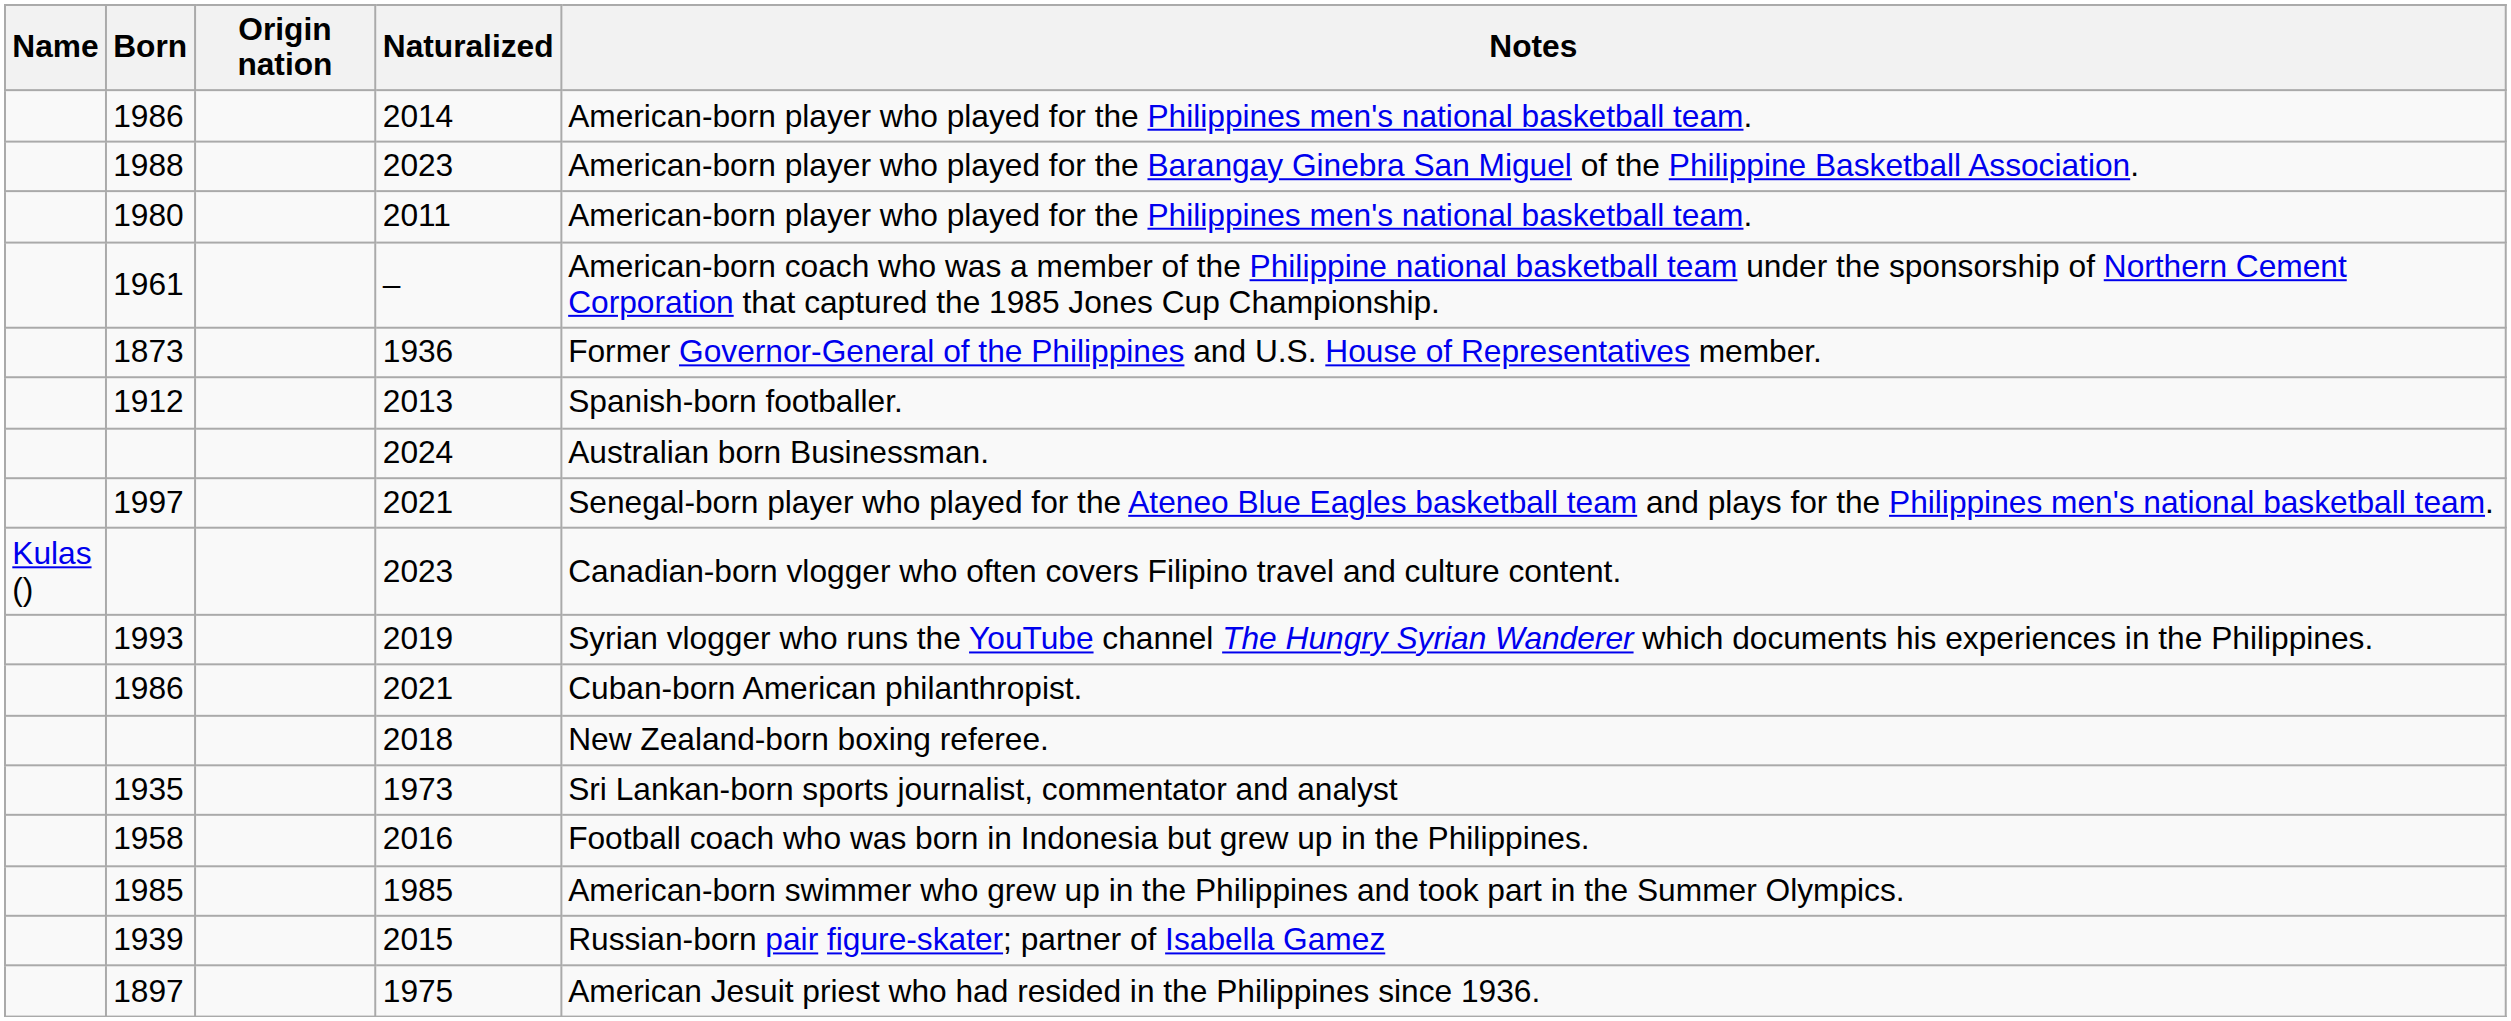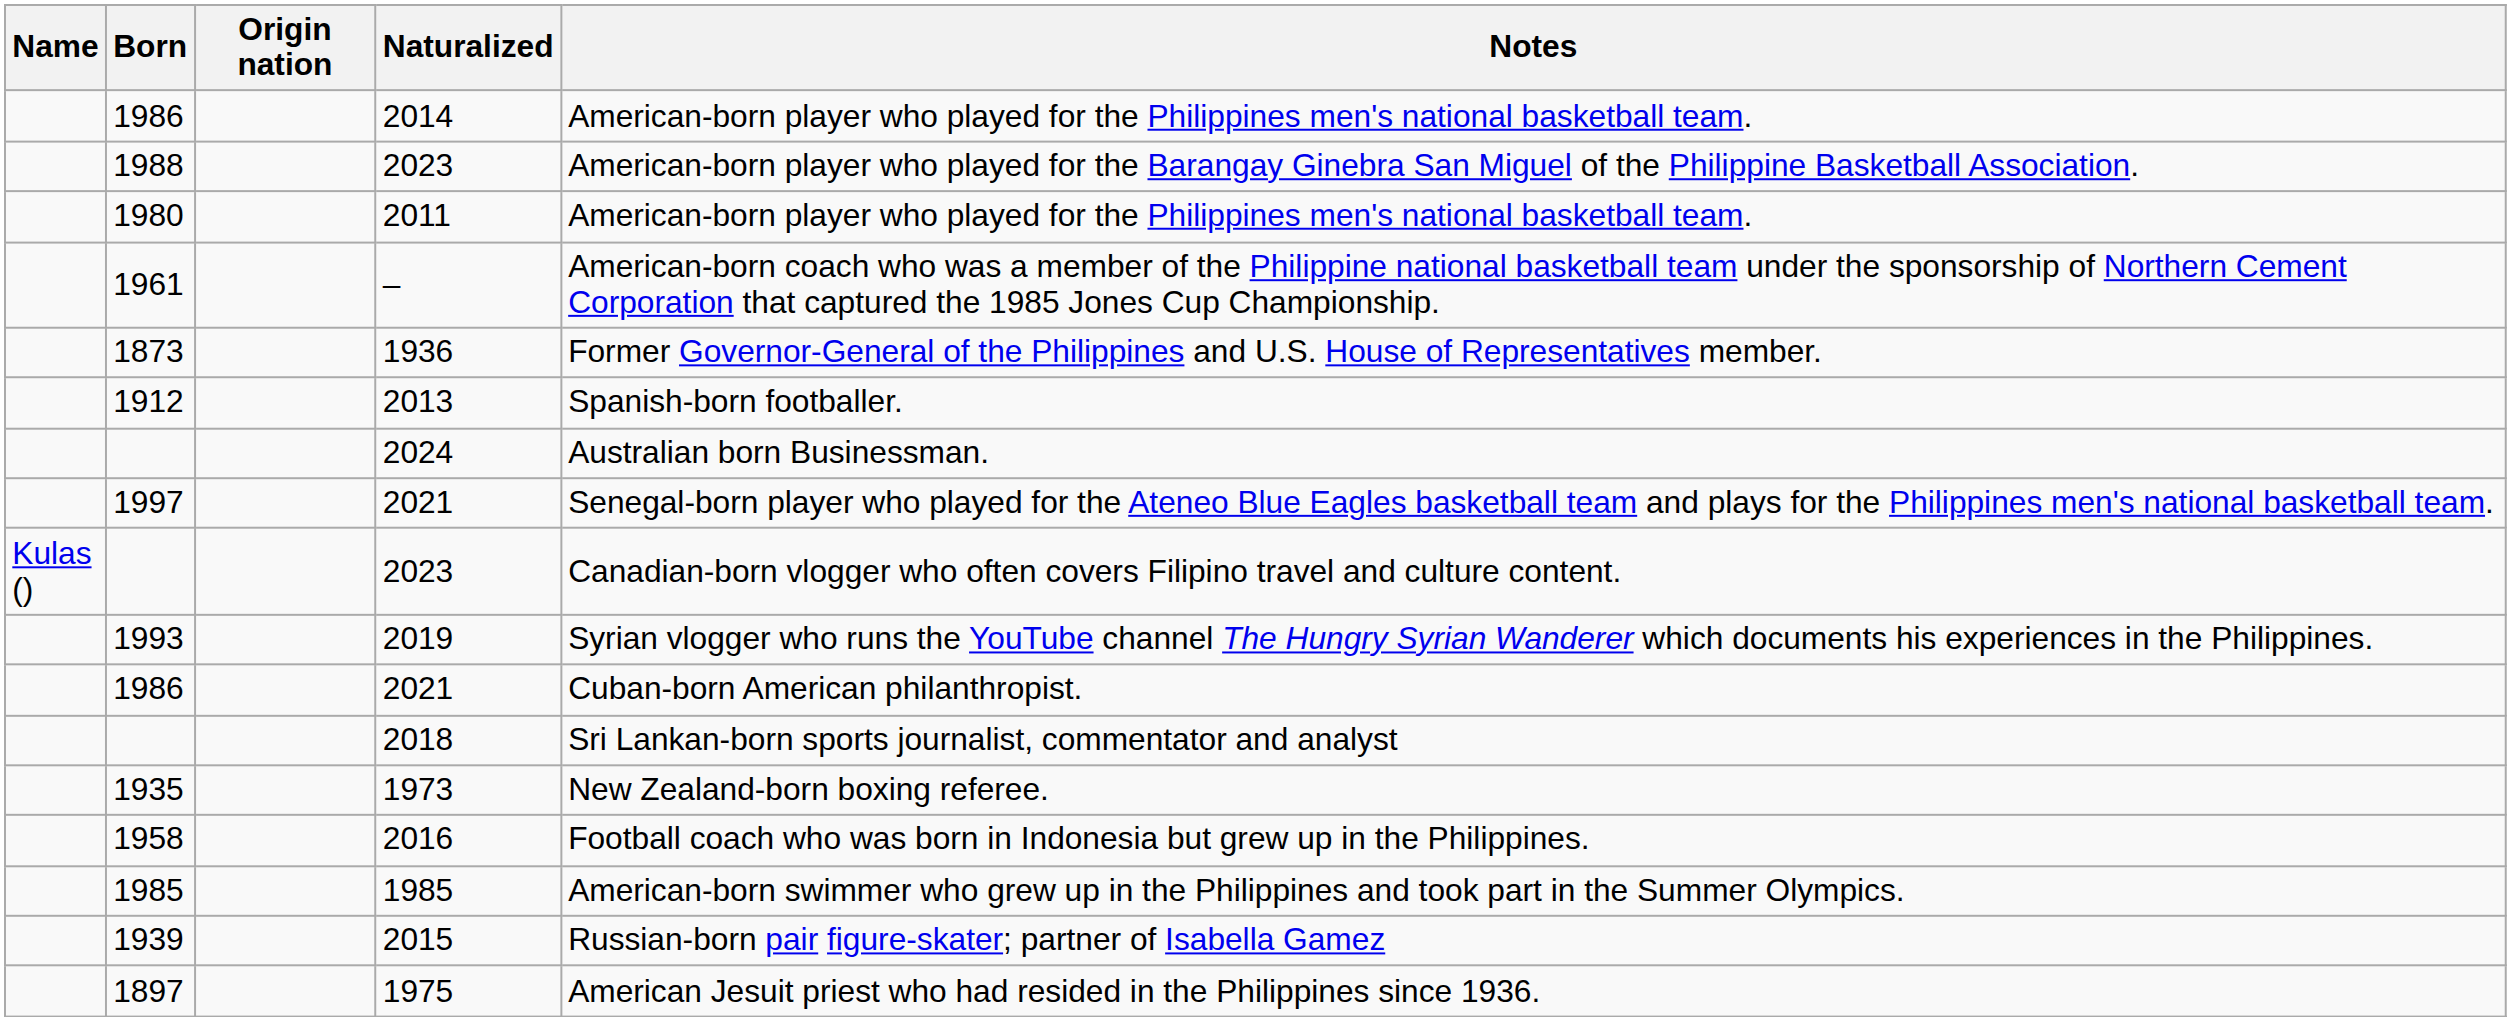(809, 739) New Zealand-born boxing referee. -> (983, 739) Sri Lankan-born sports journalist, commentator and analyst
(983, 789) Sri Lankan-born sports journalist, commentator and analyst -> (809, 789) New Zealand-born boxing referee.
